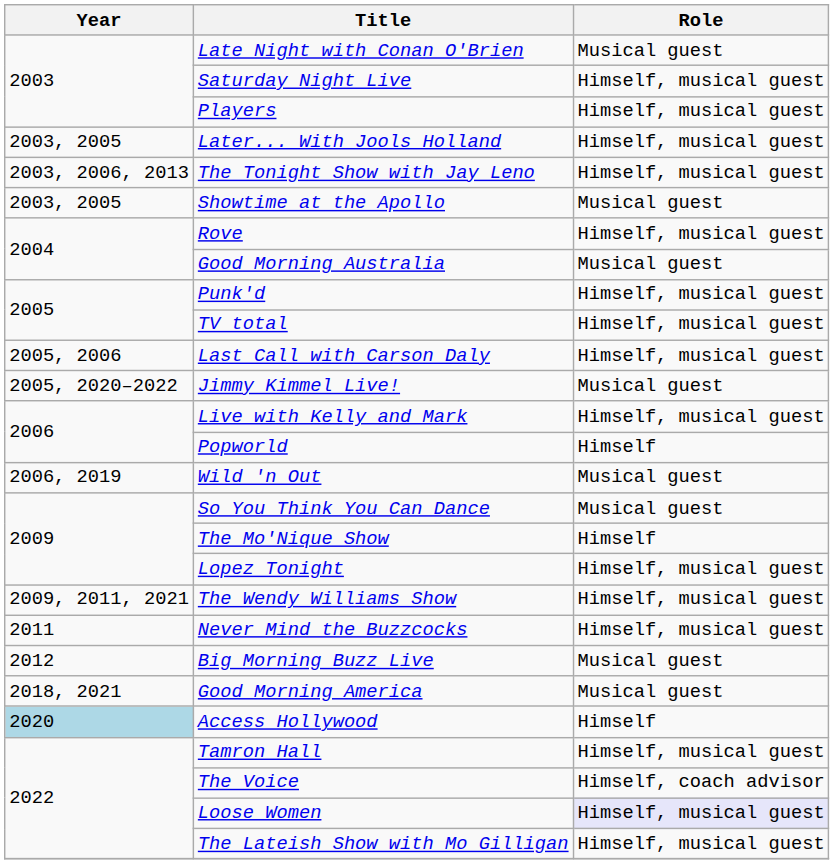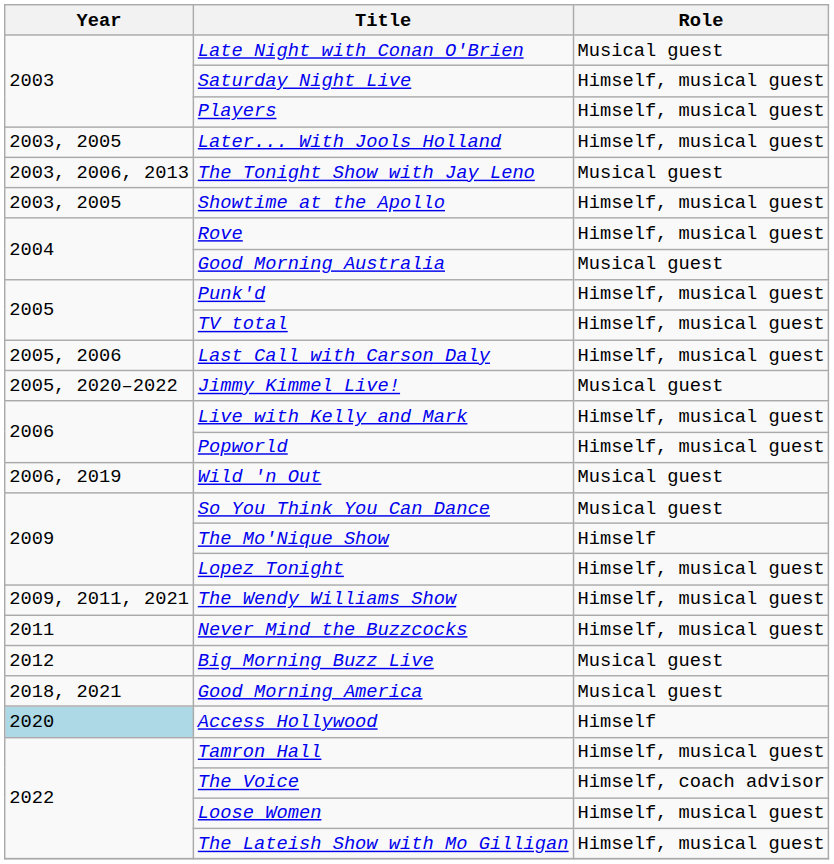(701, 173) Himself, musical guest -> (651, 173) Musical guest
(651, 203) Musical guest -> (701, 203) Himself, musical guest
(617, 447) Himself -> (701, 447) Himself, musical guest
(701, 813) lavender background -> (701, 813) no background
